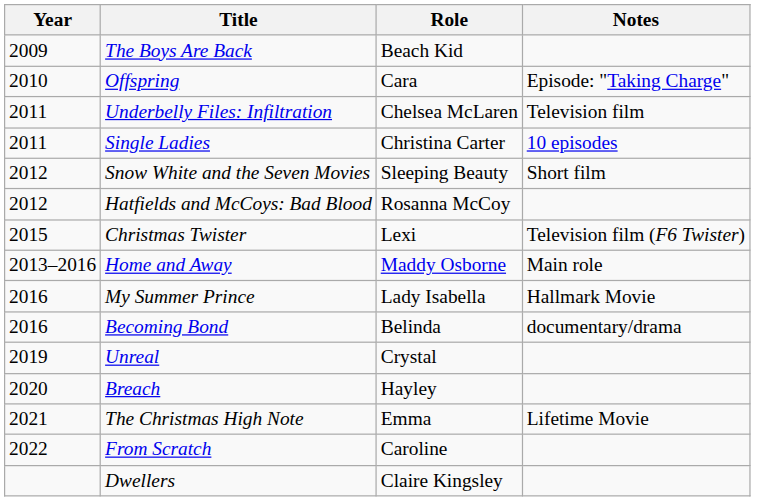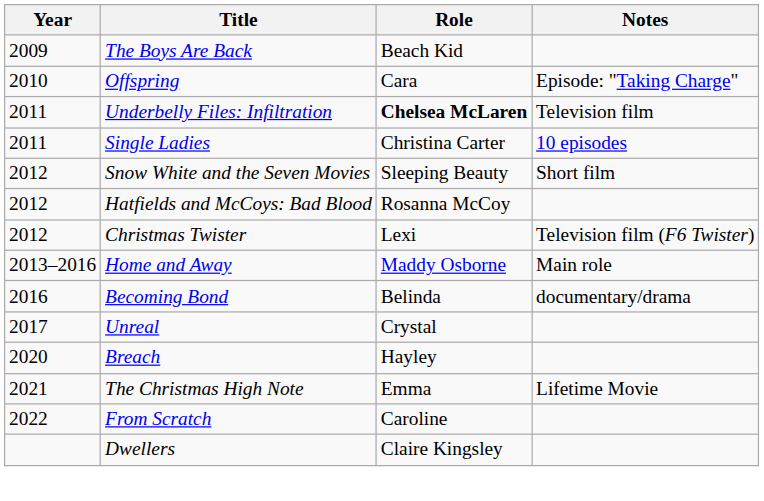(449, 111) normal -> (454, 111) bold
(28, 234) 2015 -> (28, 234) 2012
- row: (180, 296)
(28, 357) 2019 -> (28, 326) 2017
